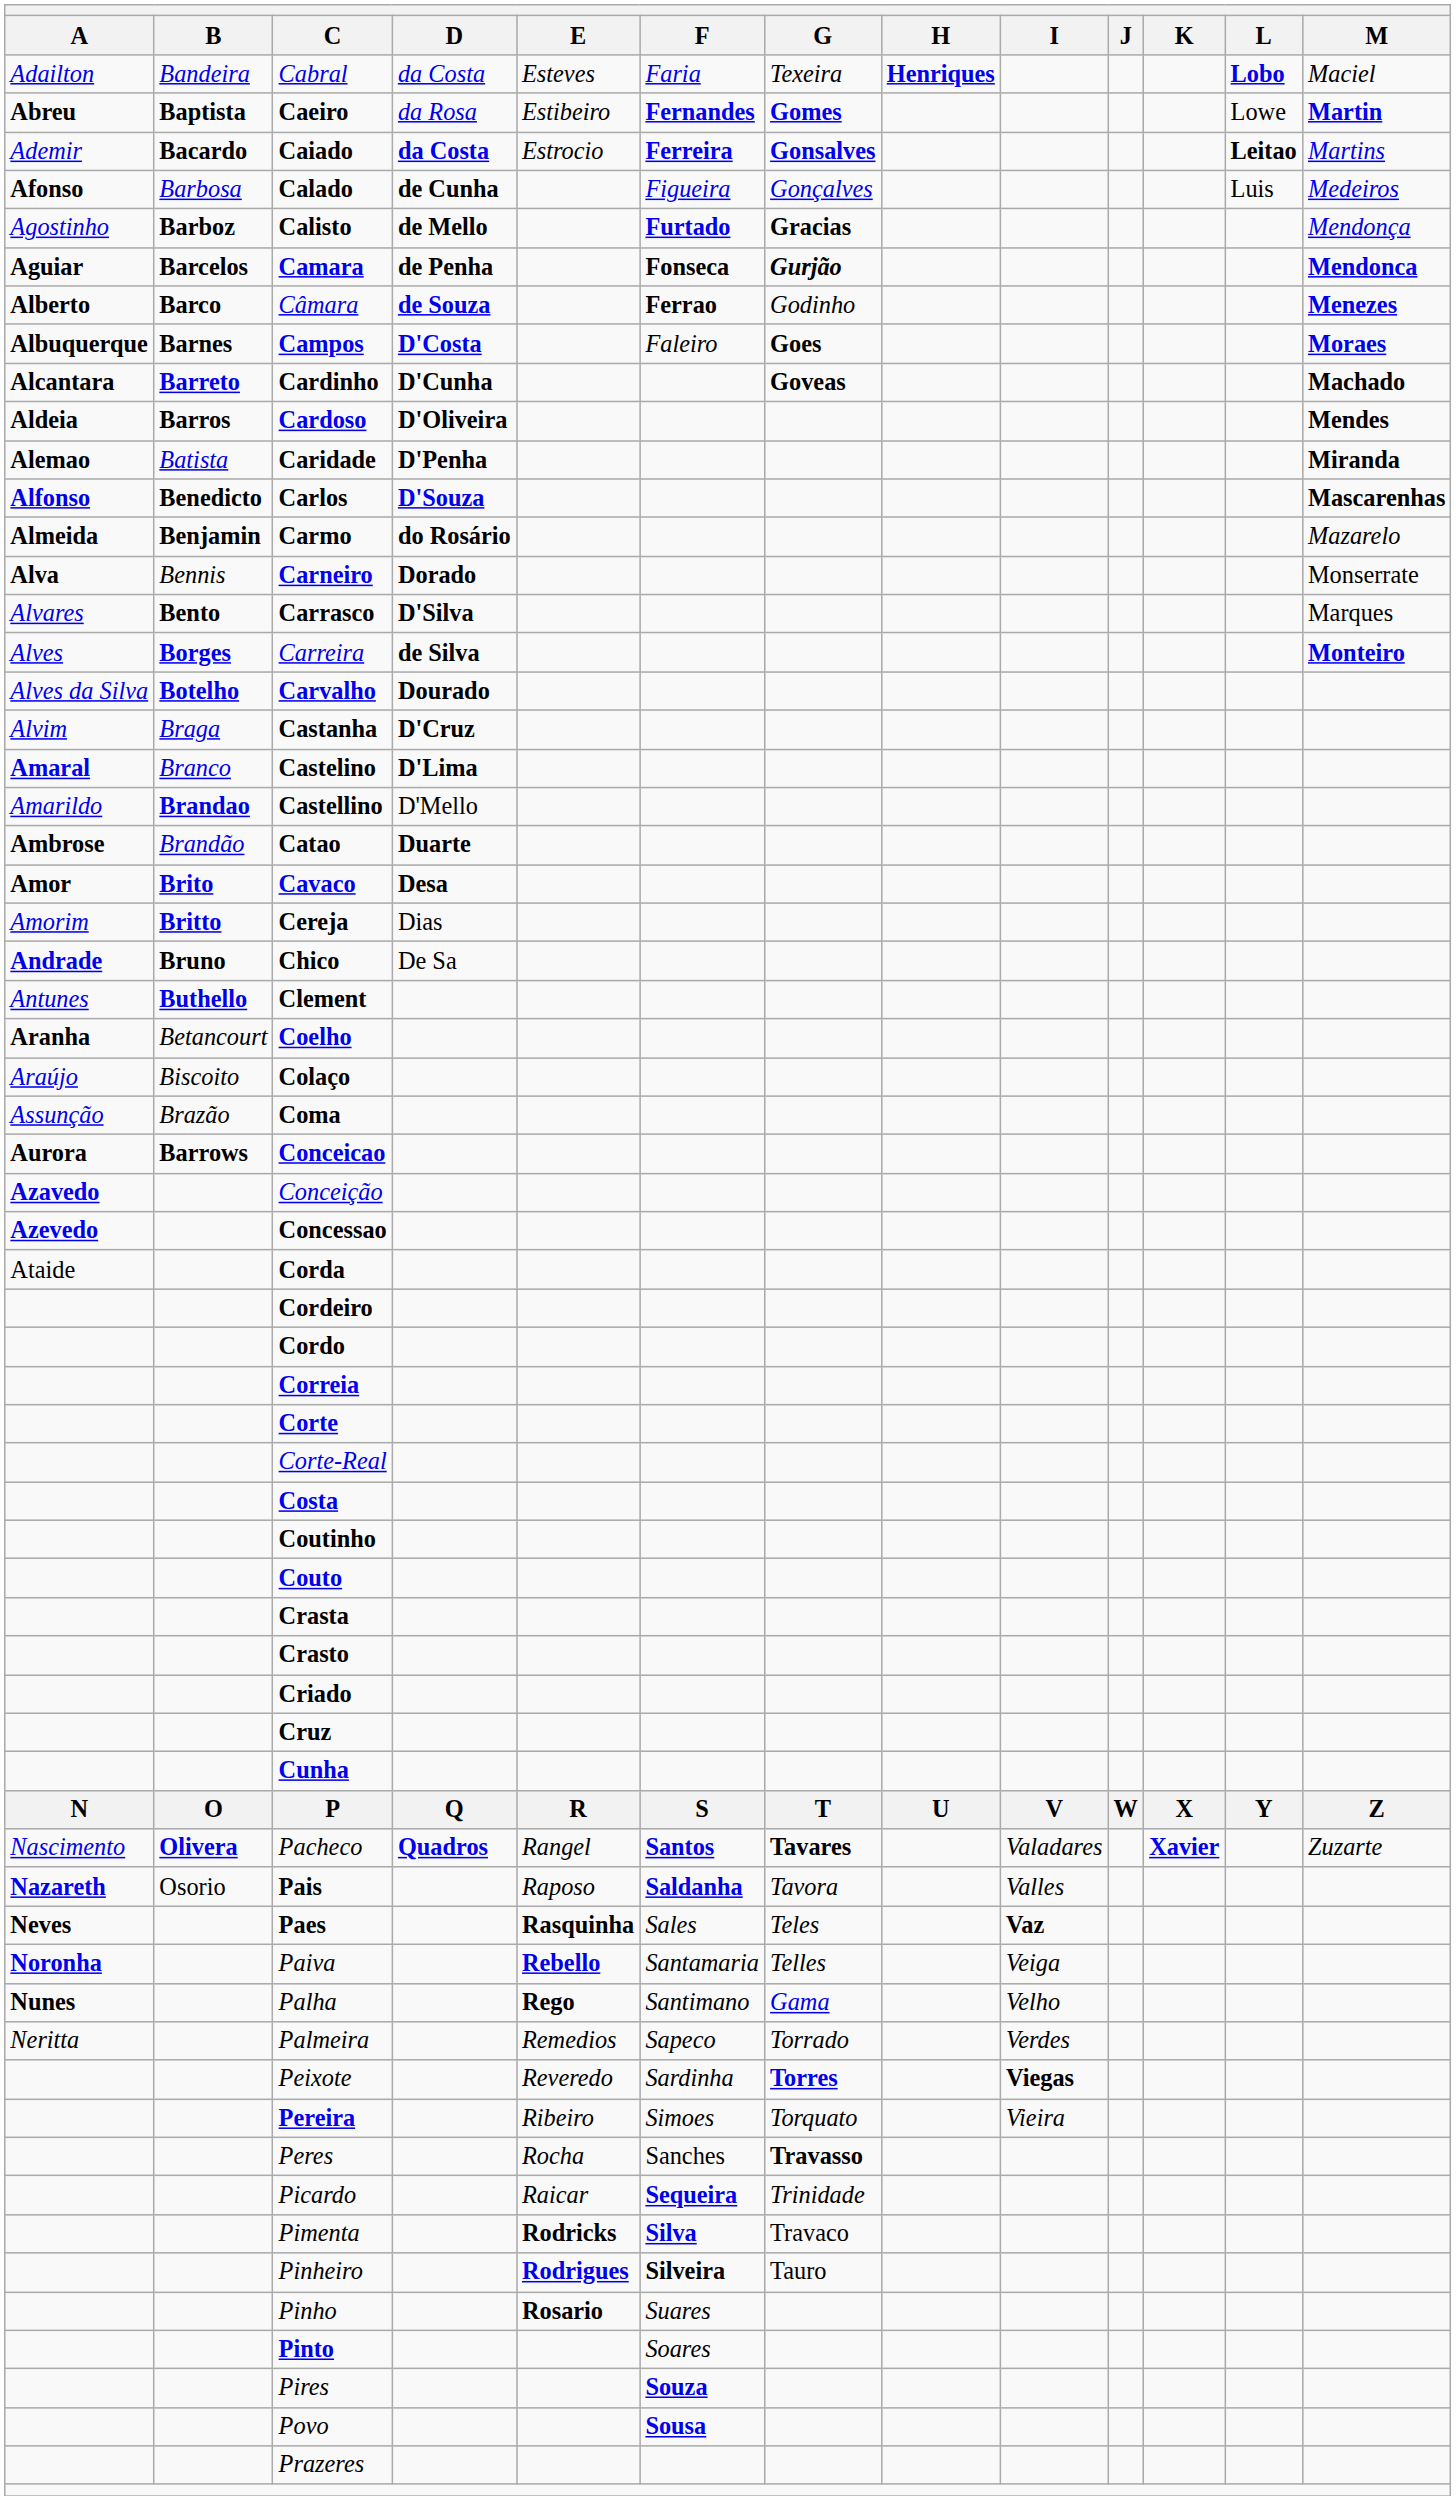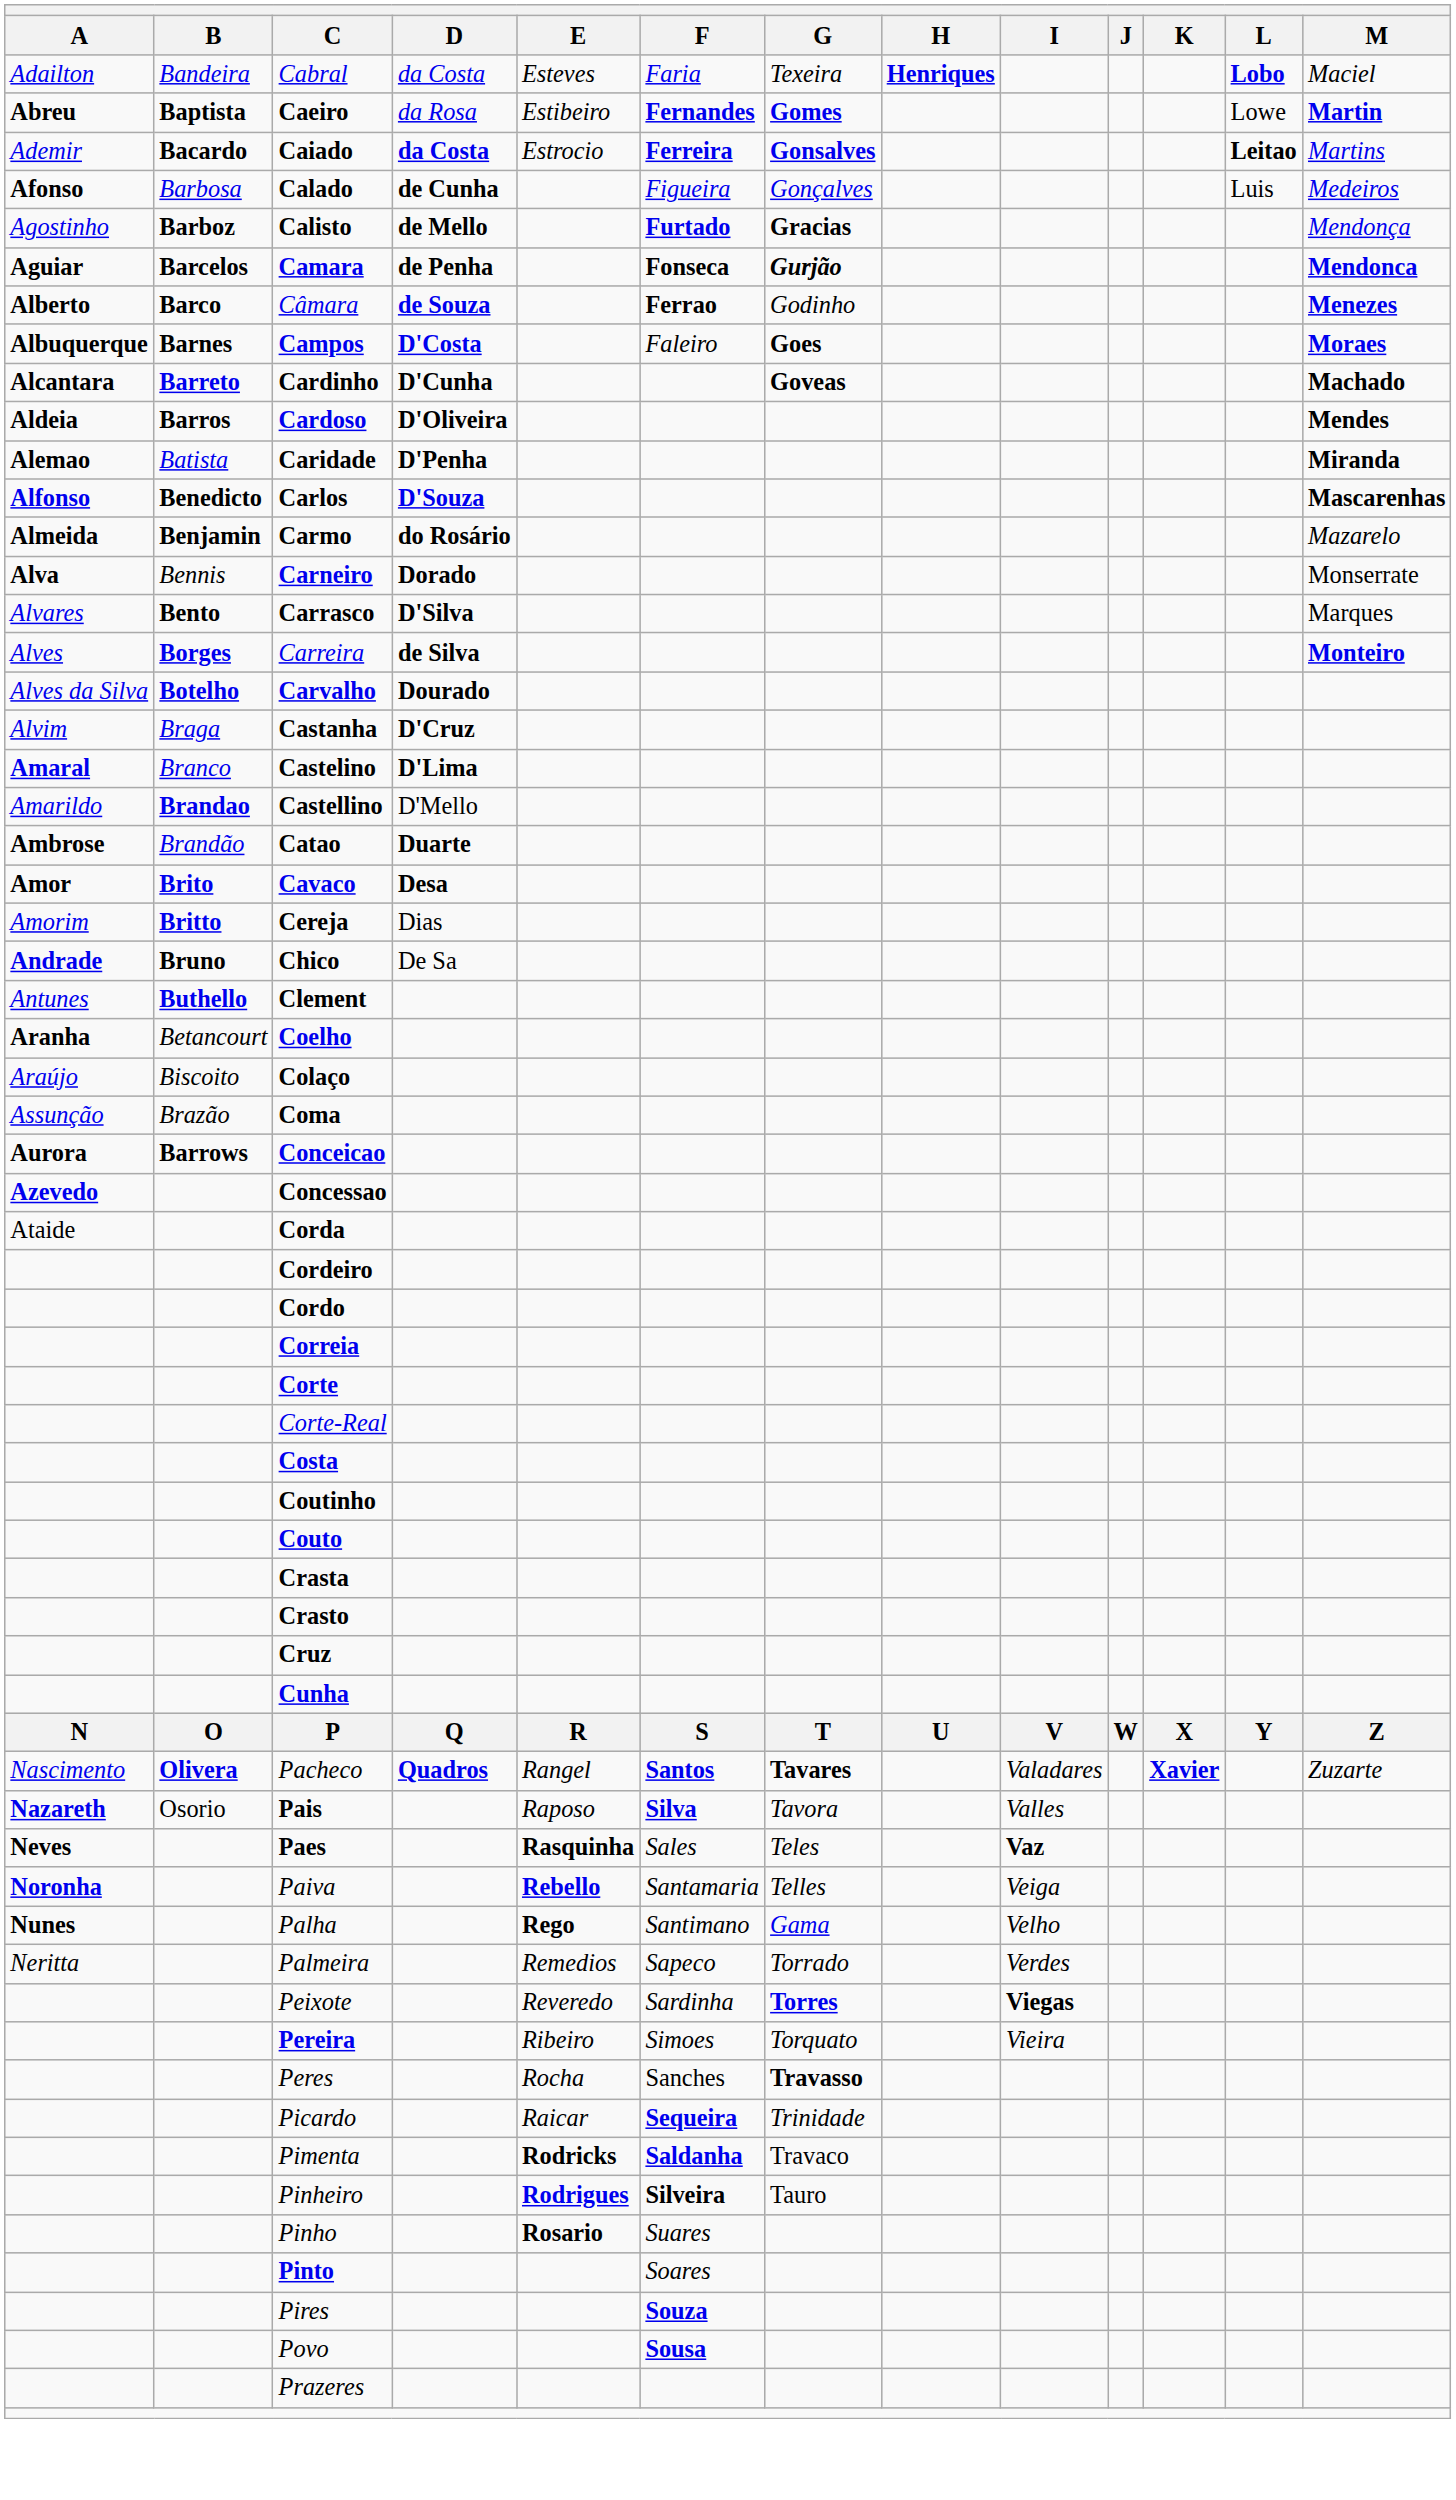- row: (331, 1192)
- row: (315, 1693)
(694, 1886) Saldanha -> (671, 1809) Silva
(671, 2233) Silva -> (694, 2156) Saldanha
